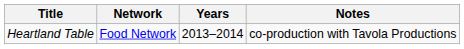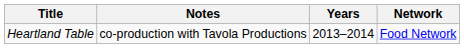columns swapped: (138, 14) <-> (353, 14)
